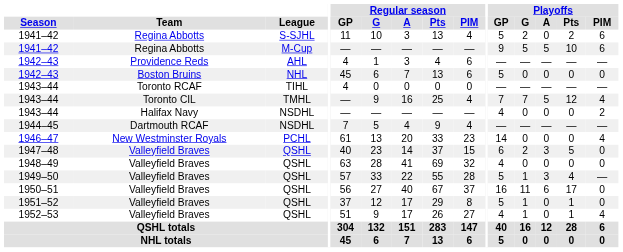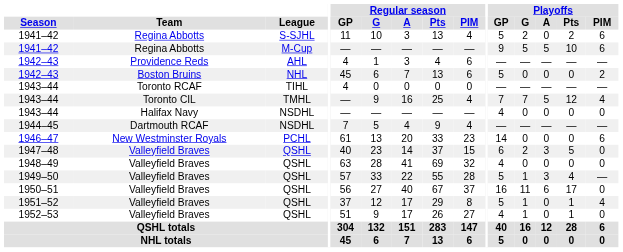(602, 74) 0 -> (602, 74) 2
(602, 112) 2 -> (602, 112) 0
(602, 138) 4 -> (602, 138) 6
(602, 202) 0 -> (602, 202) 4
(602, 215) 4 -> (602, 215) 0
